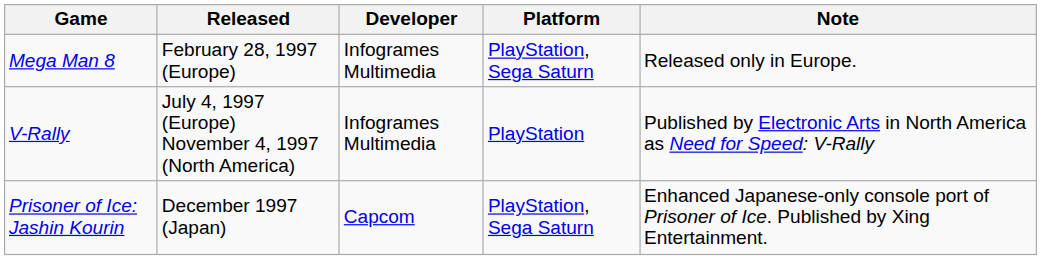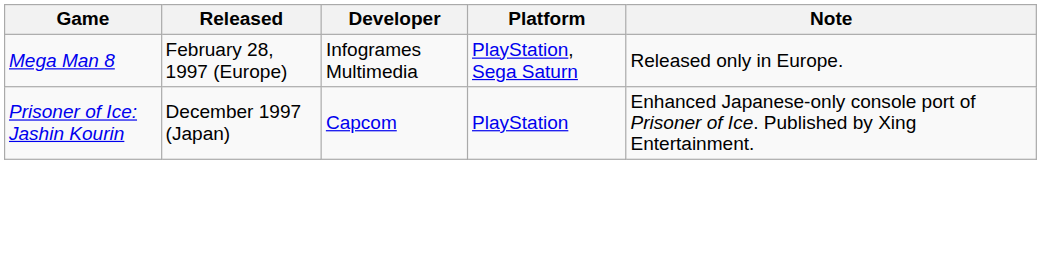- row: (39, 133)
(541, 217) PlayStation, Sega Saturn -> (520, 122) PlayStation
